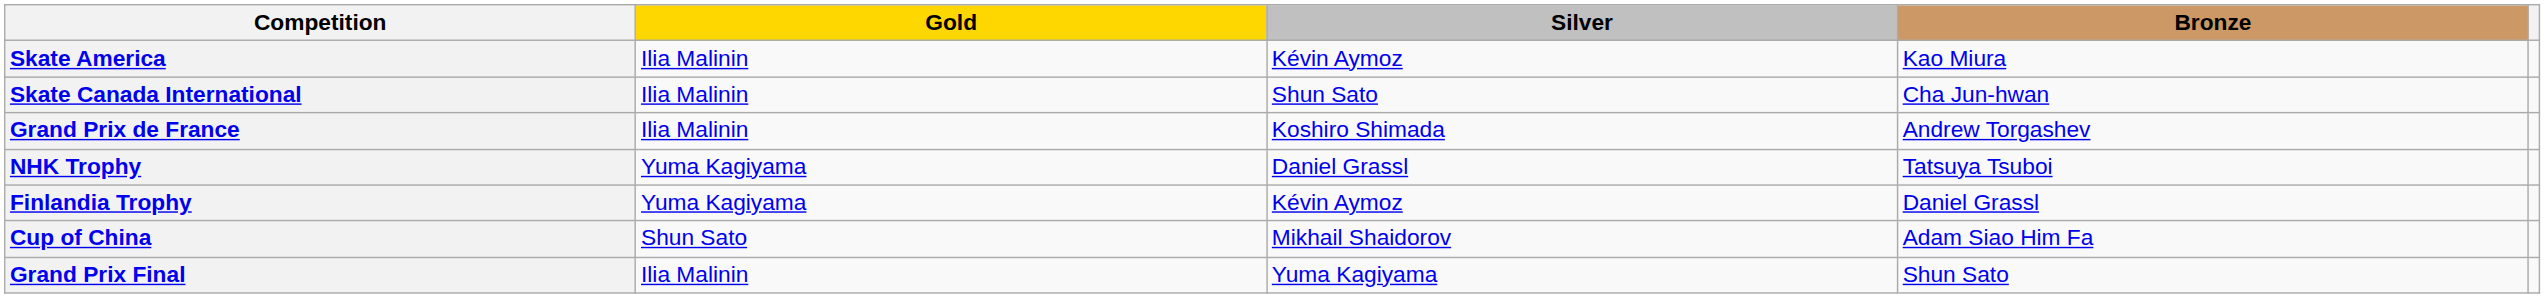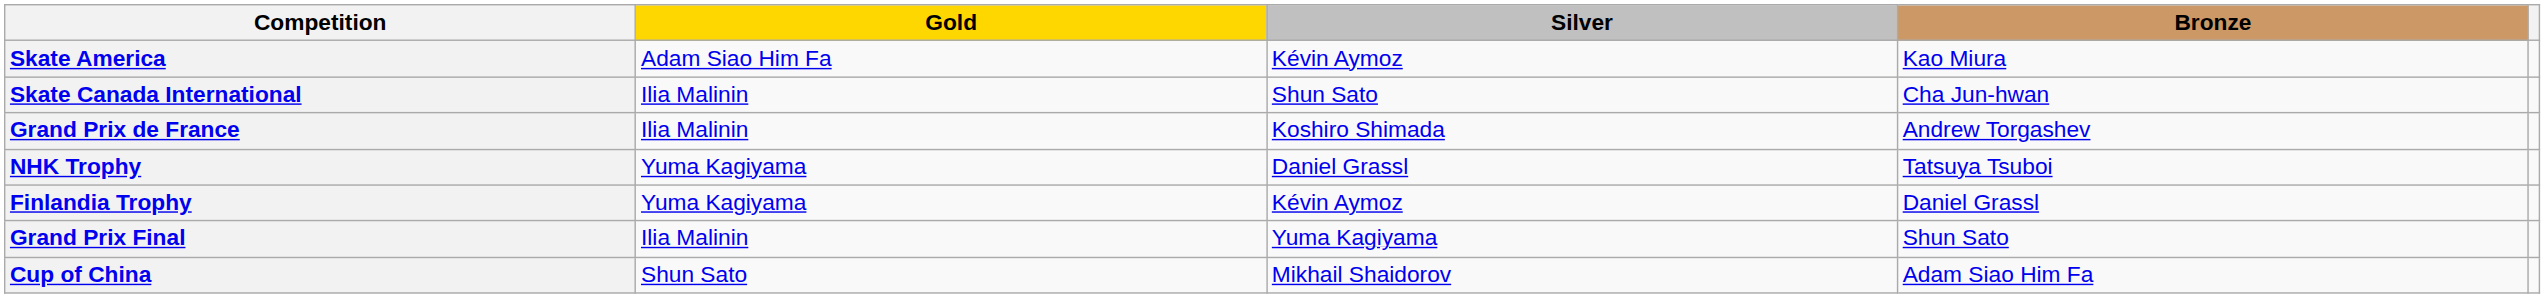(695, 58) Ilia Malinin -> (736, 58) Adam Siao Him Fa
rows swapped: (81, 238) <-> (98, 274)
